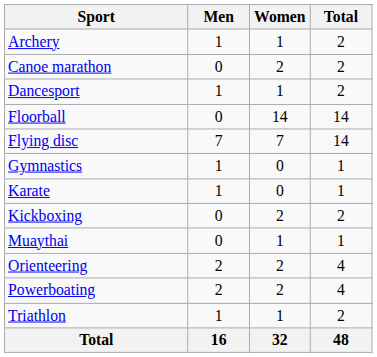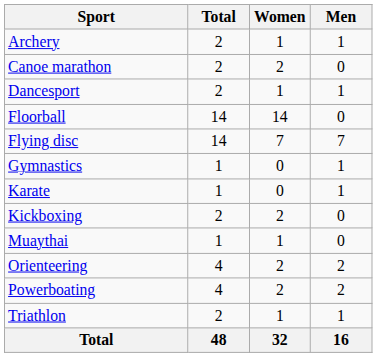columns swapped: (219, 16) <-> (341, 16)
